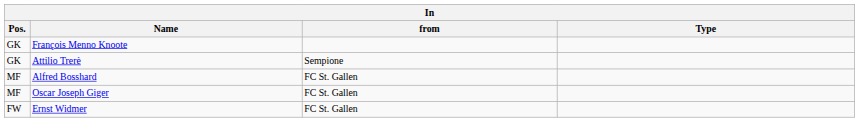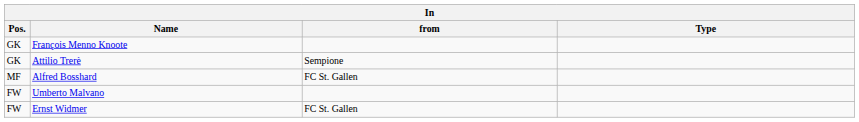- row: (70, 93)
+ row: (68, 93)
